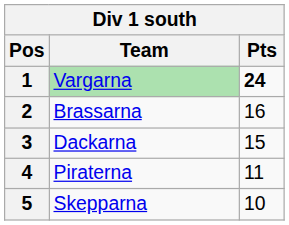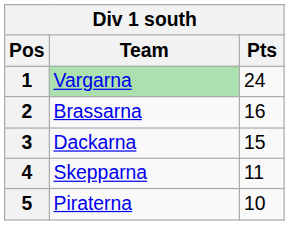(255, 81) bold -> (255, 81) normal
(93, 173) Piraterna -> (100, 173) Skepparna
(100, 204) Skepparna -> (93, 204) Piraterna
